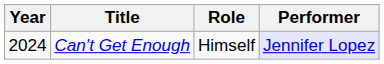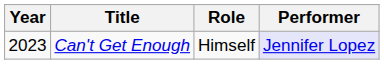(28, 45) 2024 -> (28, 45) 2023
